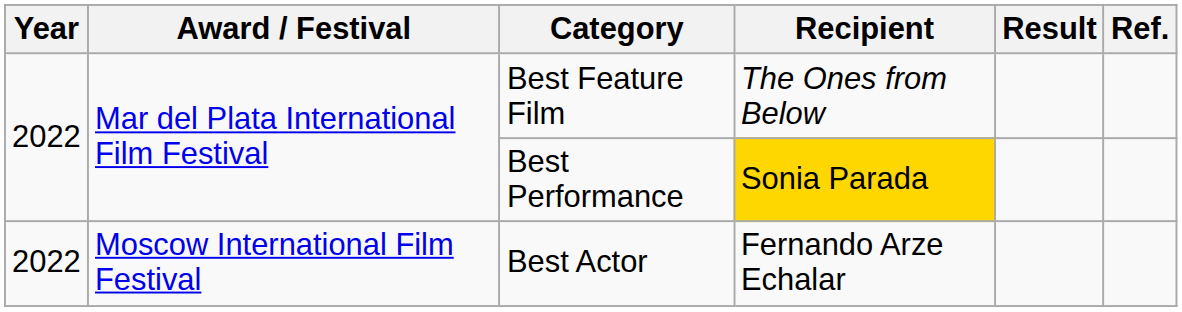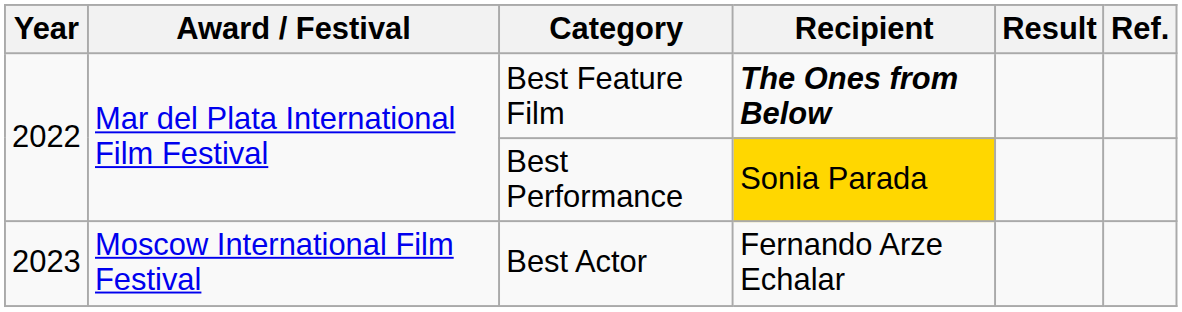(844, 95) normal -> (849, 95) bold
(46, 262) 2022 -> (46, 262) 2023
